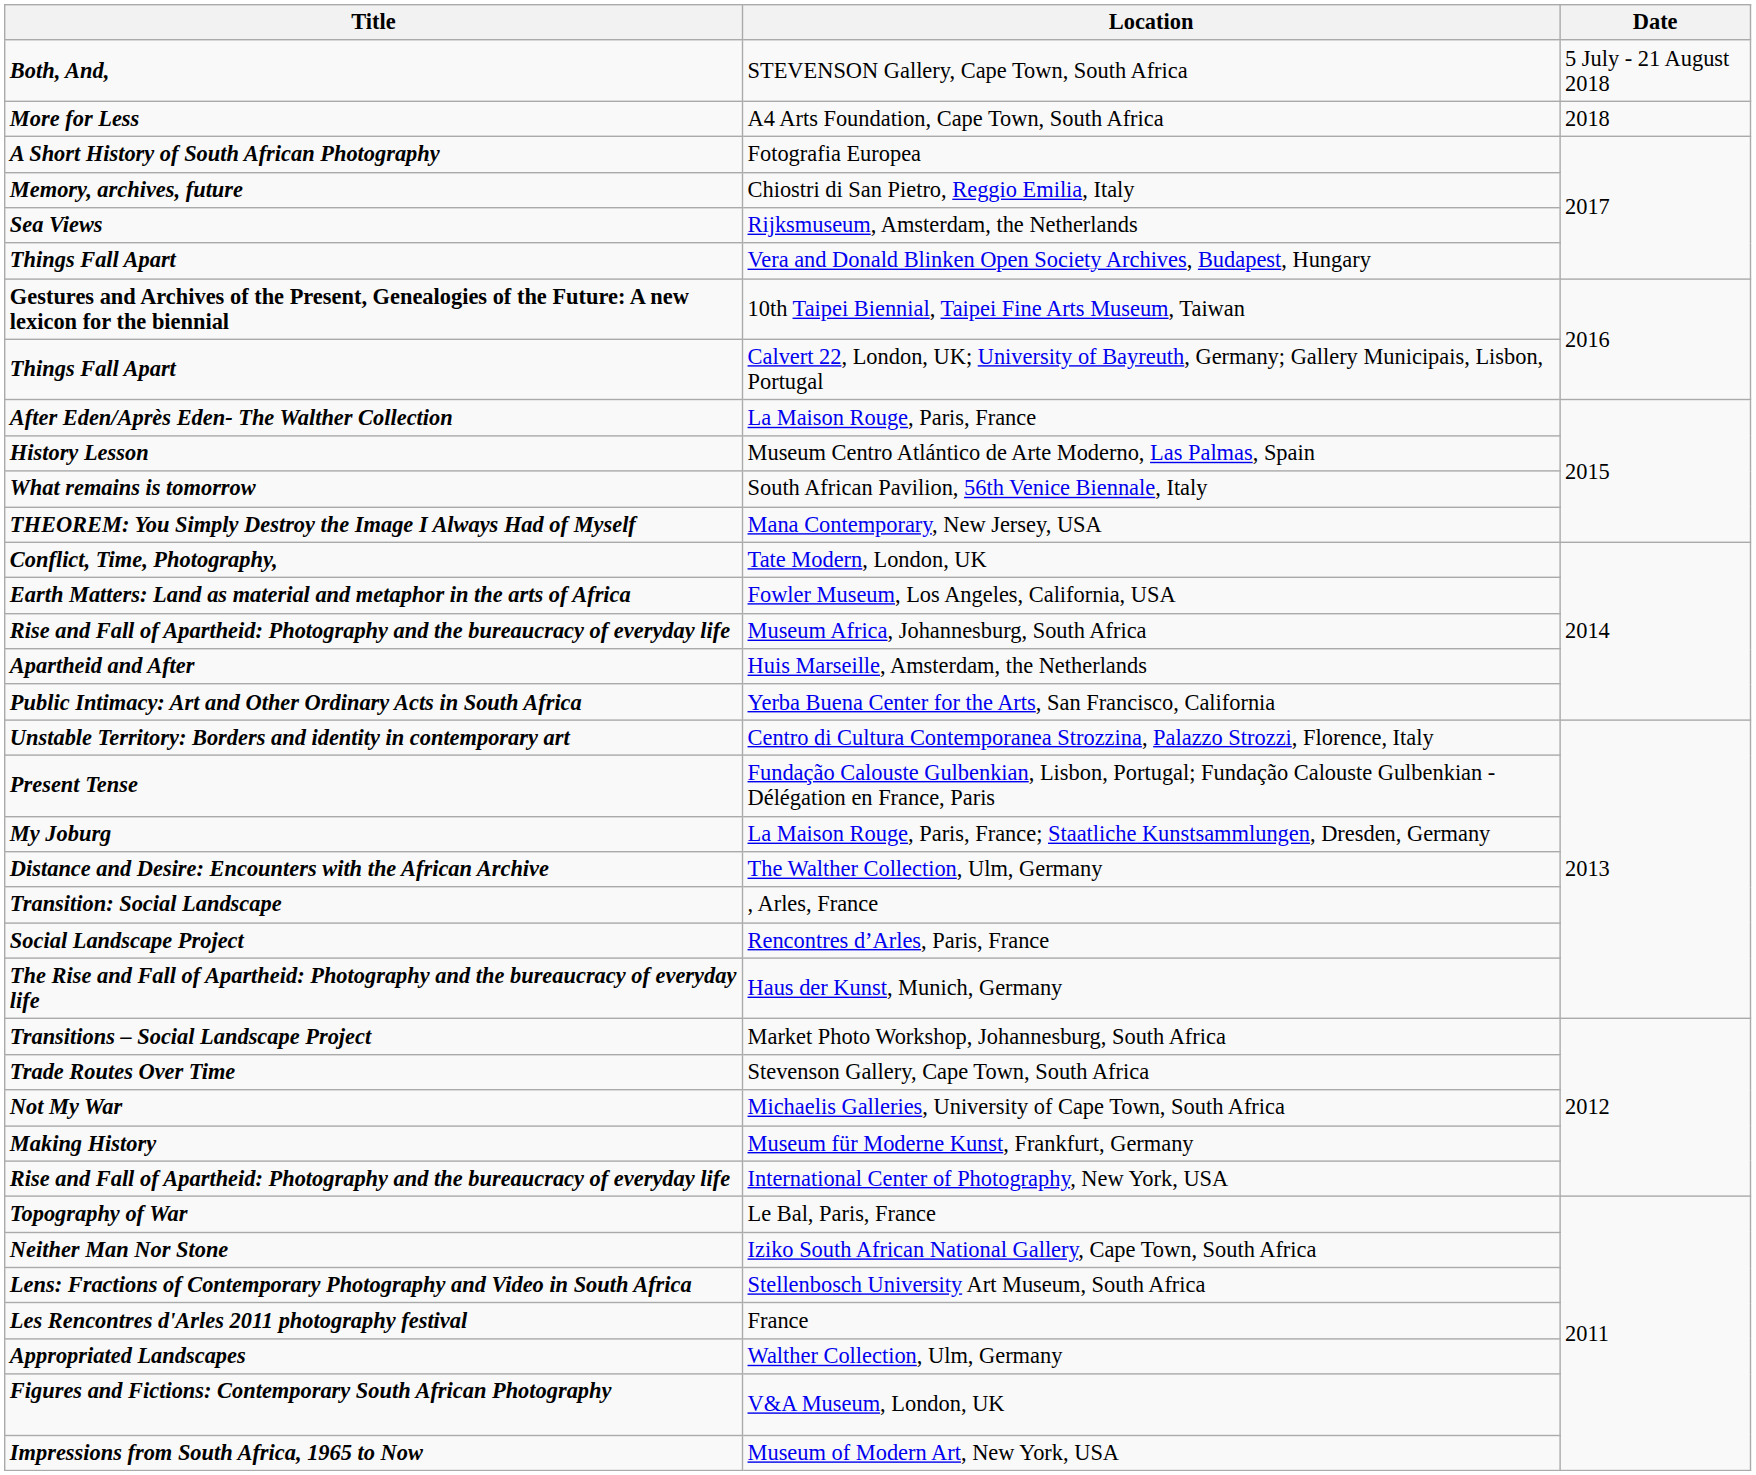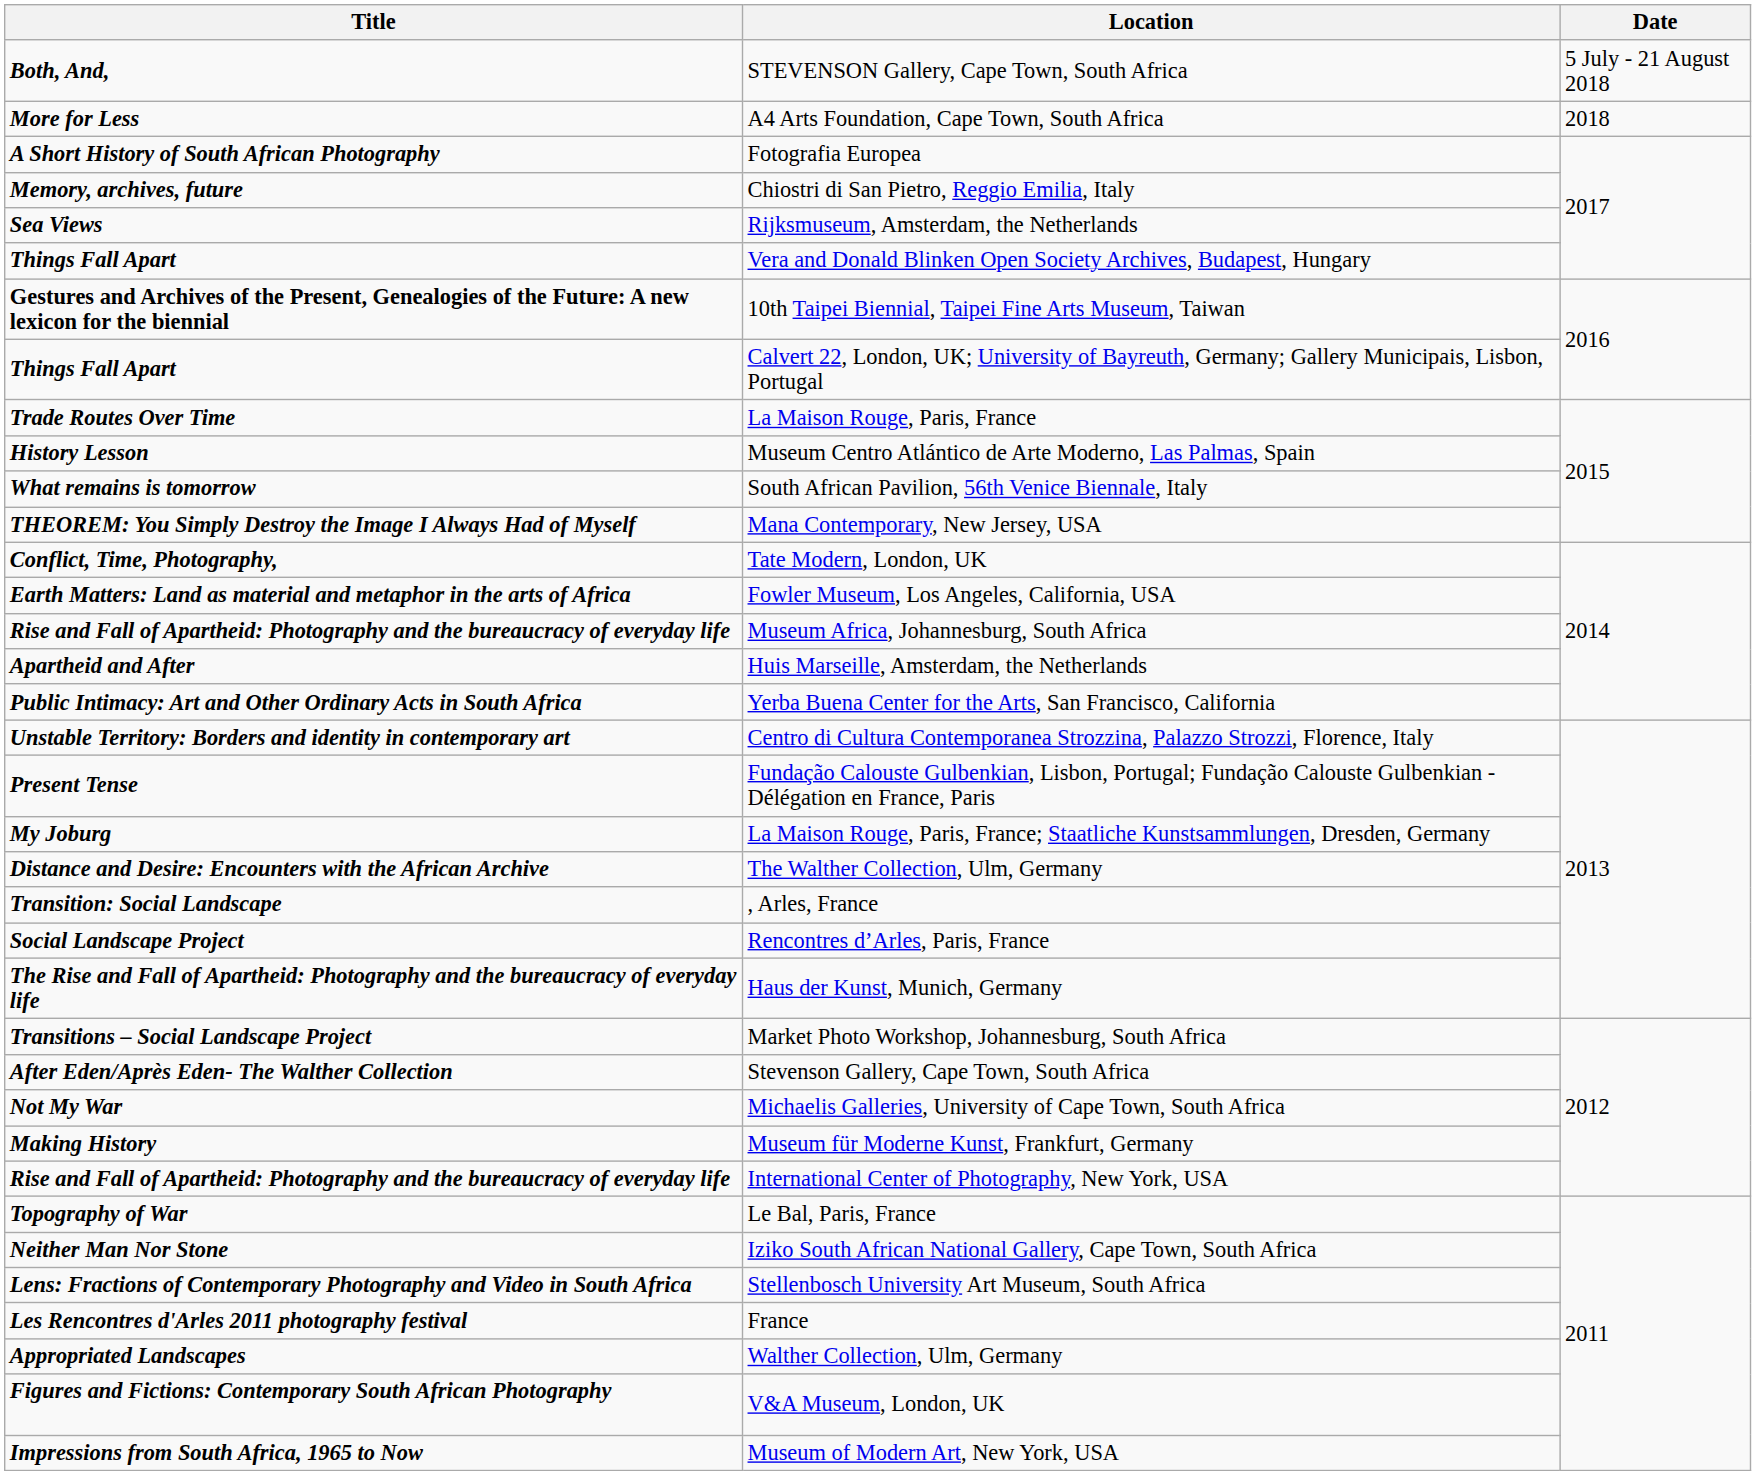(231, 417) After Eden/Après Eden- The Walther Collection -> (123, 417) Trade Routes Over Time
(123, 1071) Trade Routes Over Time -> (231, 1071) After Eden/Après Eden- The Walther Collection
